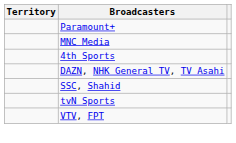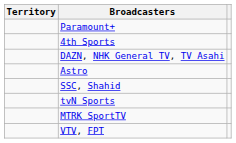- row: (85, 41)
+ row: (74, 71)
+ row: (93, 116)
